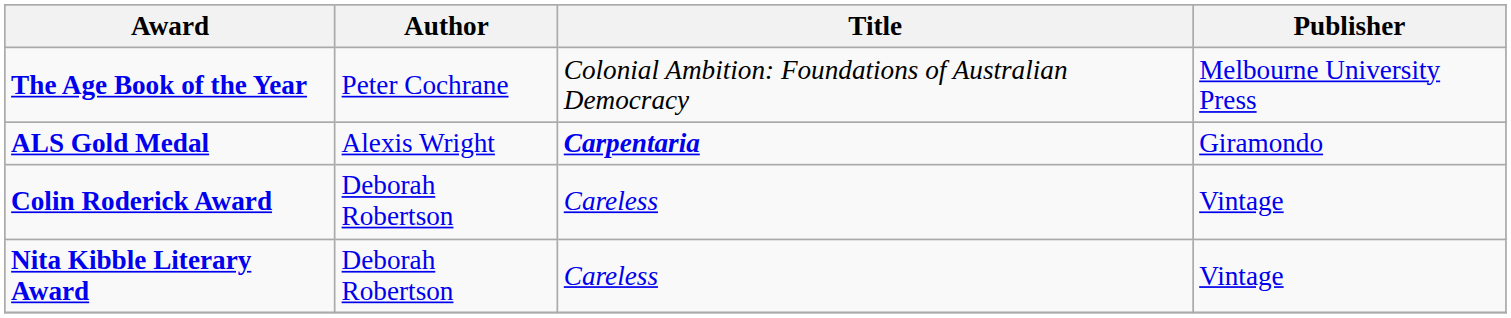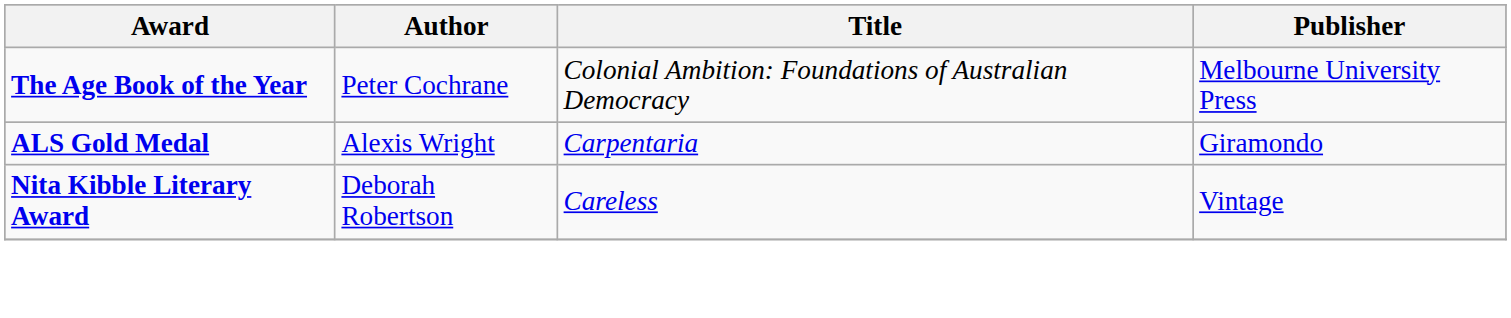(632, 142) bold -> (631, 142) normal
- row: (142, 201)
